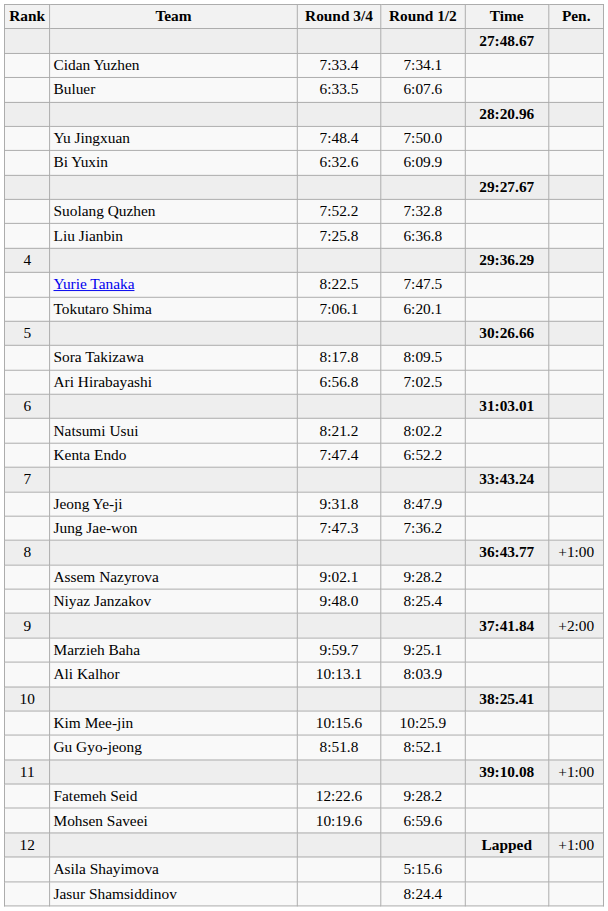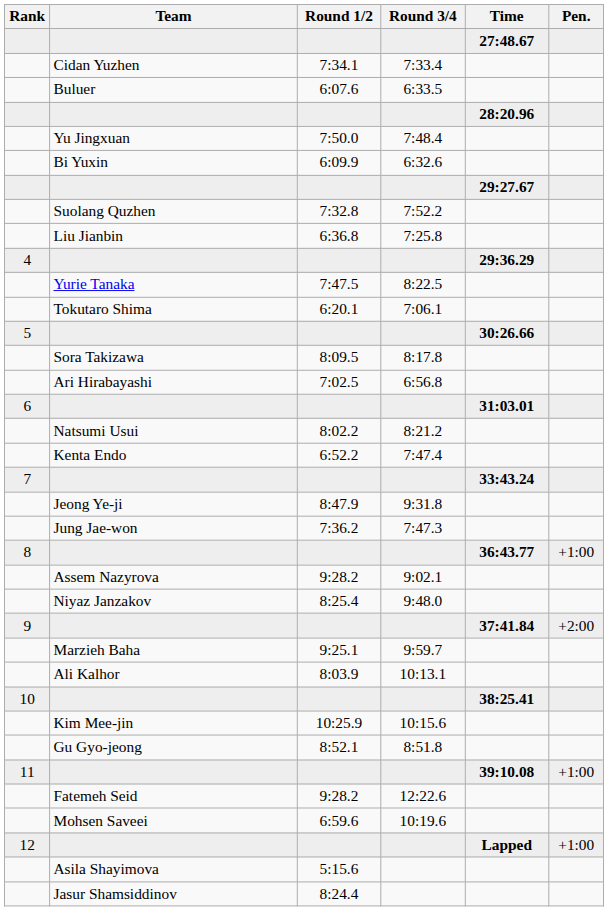columns swapped: (423, 16) <-> (339, 16)
